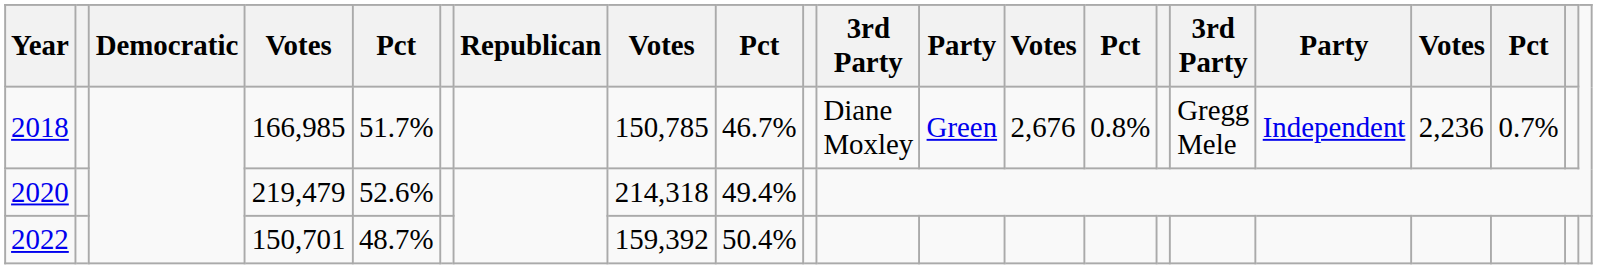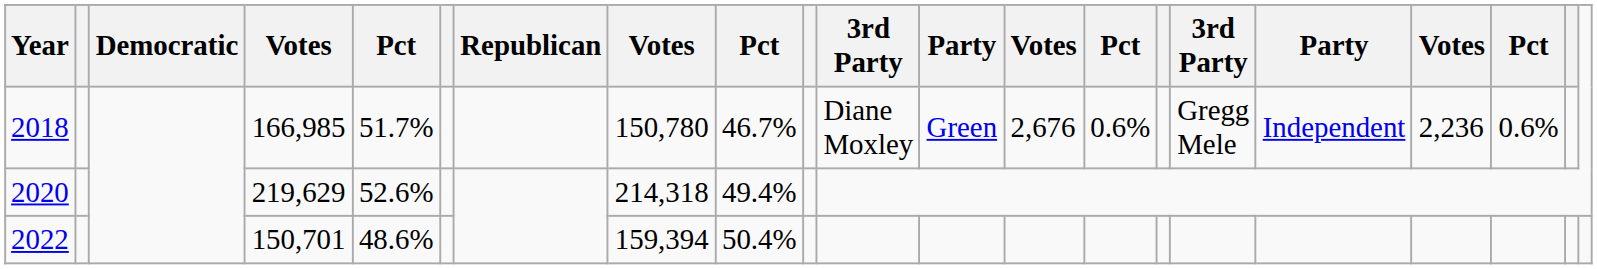(662, 127) 150,785 -> (662, 127) 150,780
(1120, 127) 0.8% -> (1120, 127) 0.6%
(1529, 127) 0.7% -> (1529, 127) 0.6%
(299, 191) 219,479 -> (299, 191) 219,629
(396, 239) 48.7% -> (396, 239) 48.6%
(662, 239) 159,392 -> (662, 239) 159,394
